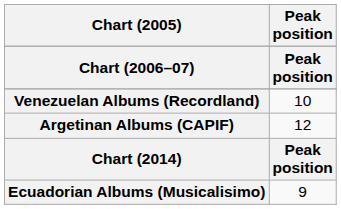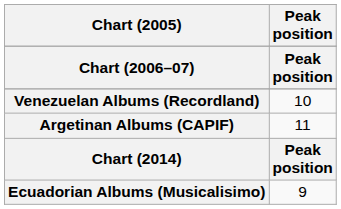(303, 125) 12 -> (303, 125) 11
